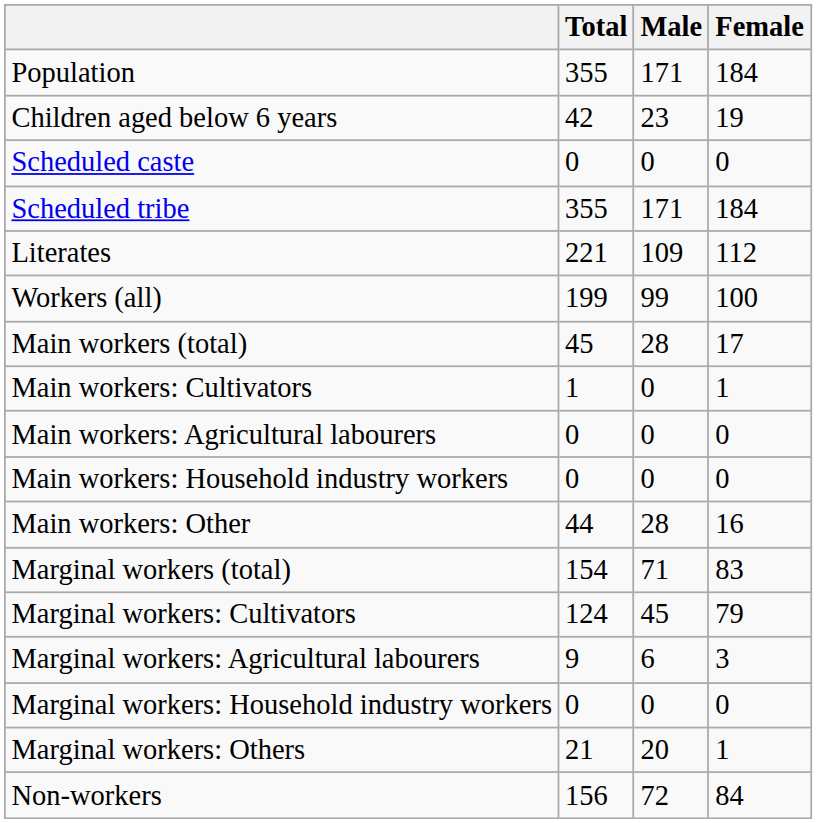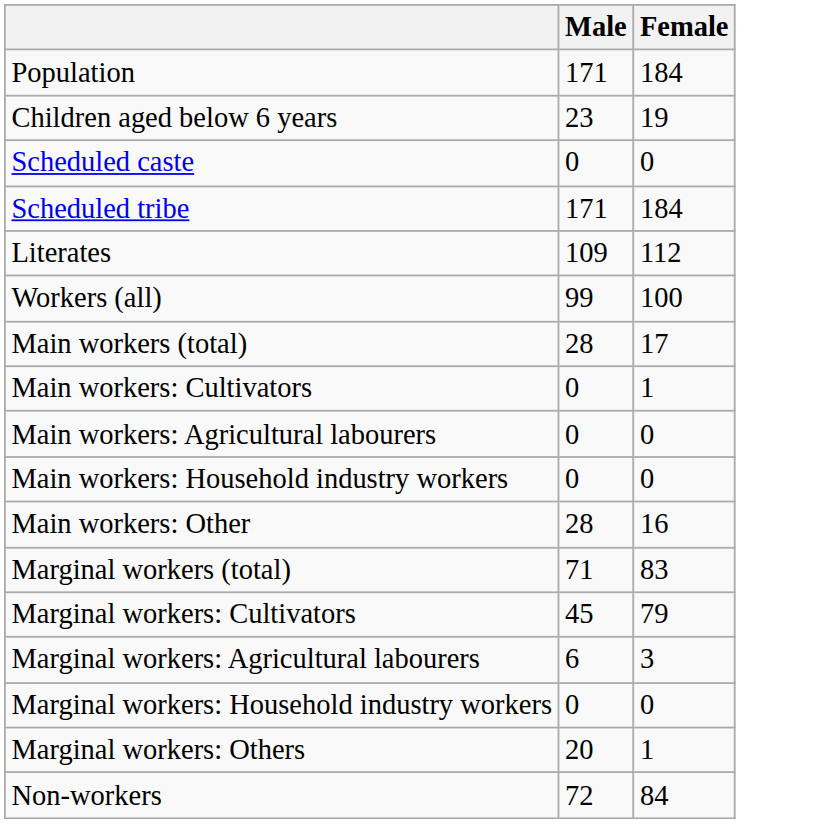- column: (596, 27)
